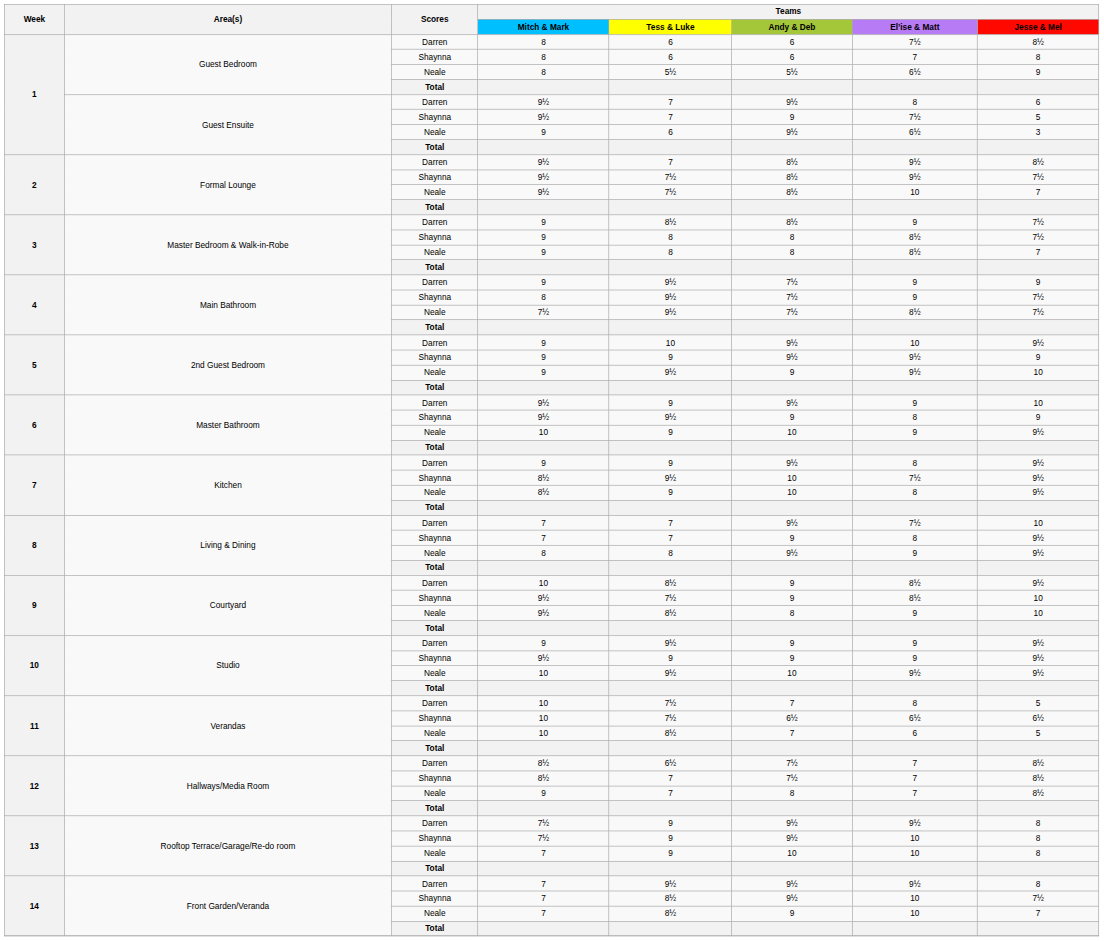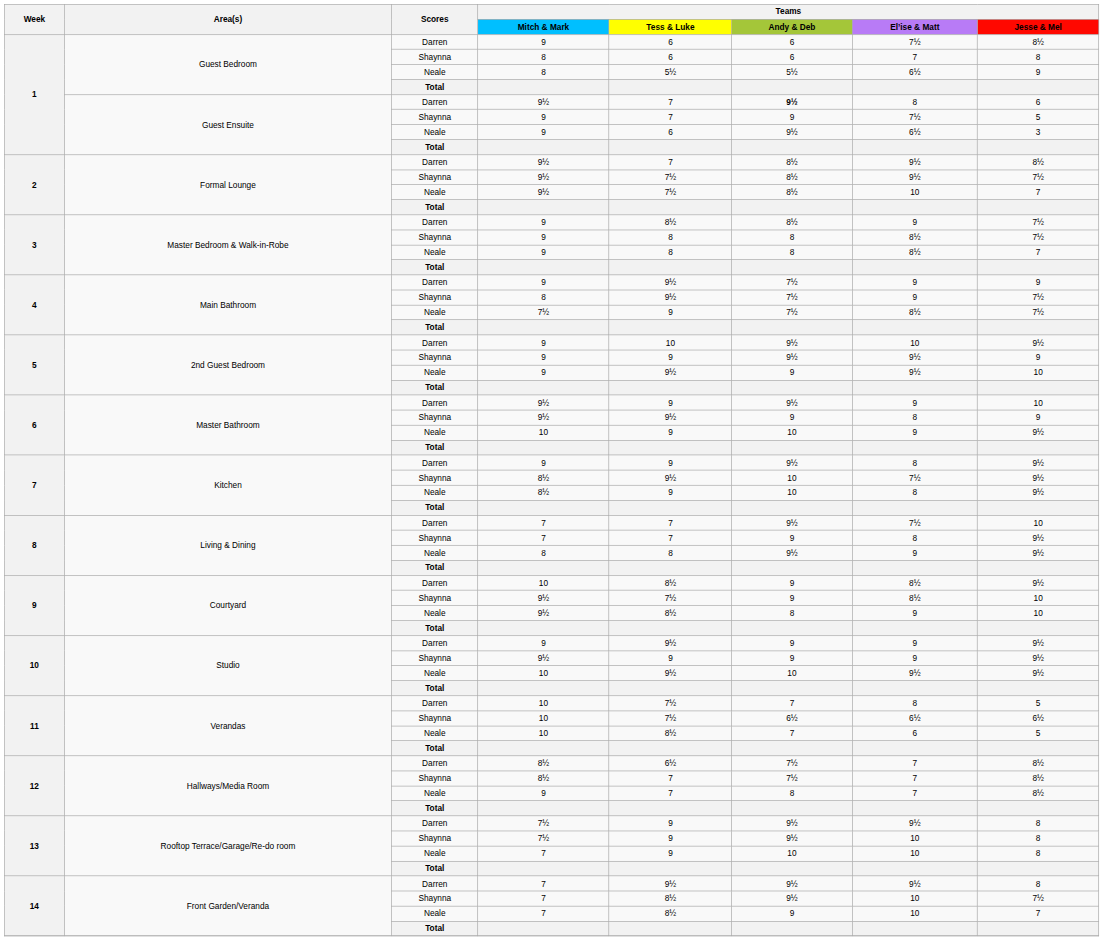(543, 42) 8 -> (543, 42) 9
(792, 102) normal -> (792, 102) bold
(543, 117) 9½ -> (543, 117) 9
(670, 312) 9½ -> (670, 312) 9
